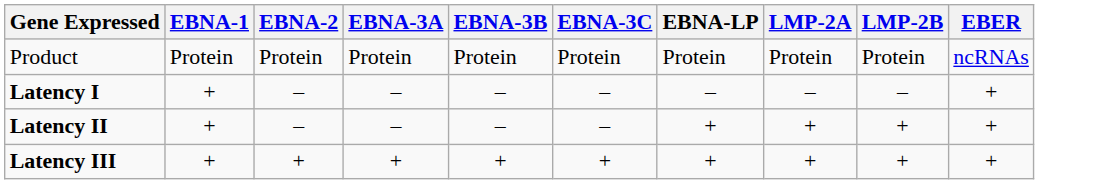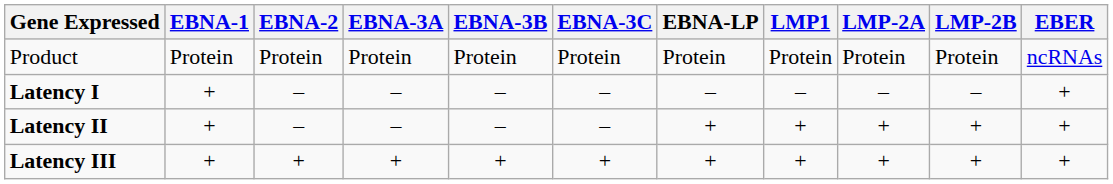+ column: (800, 21)
